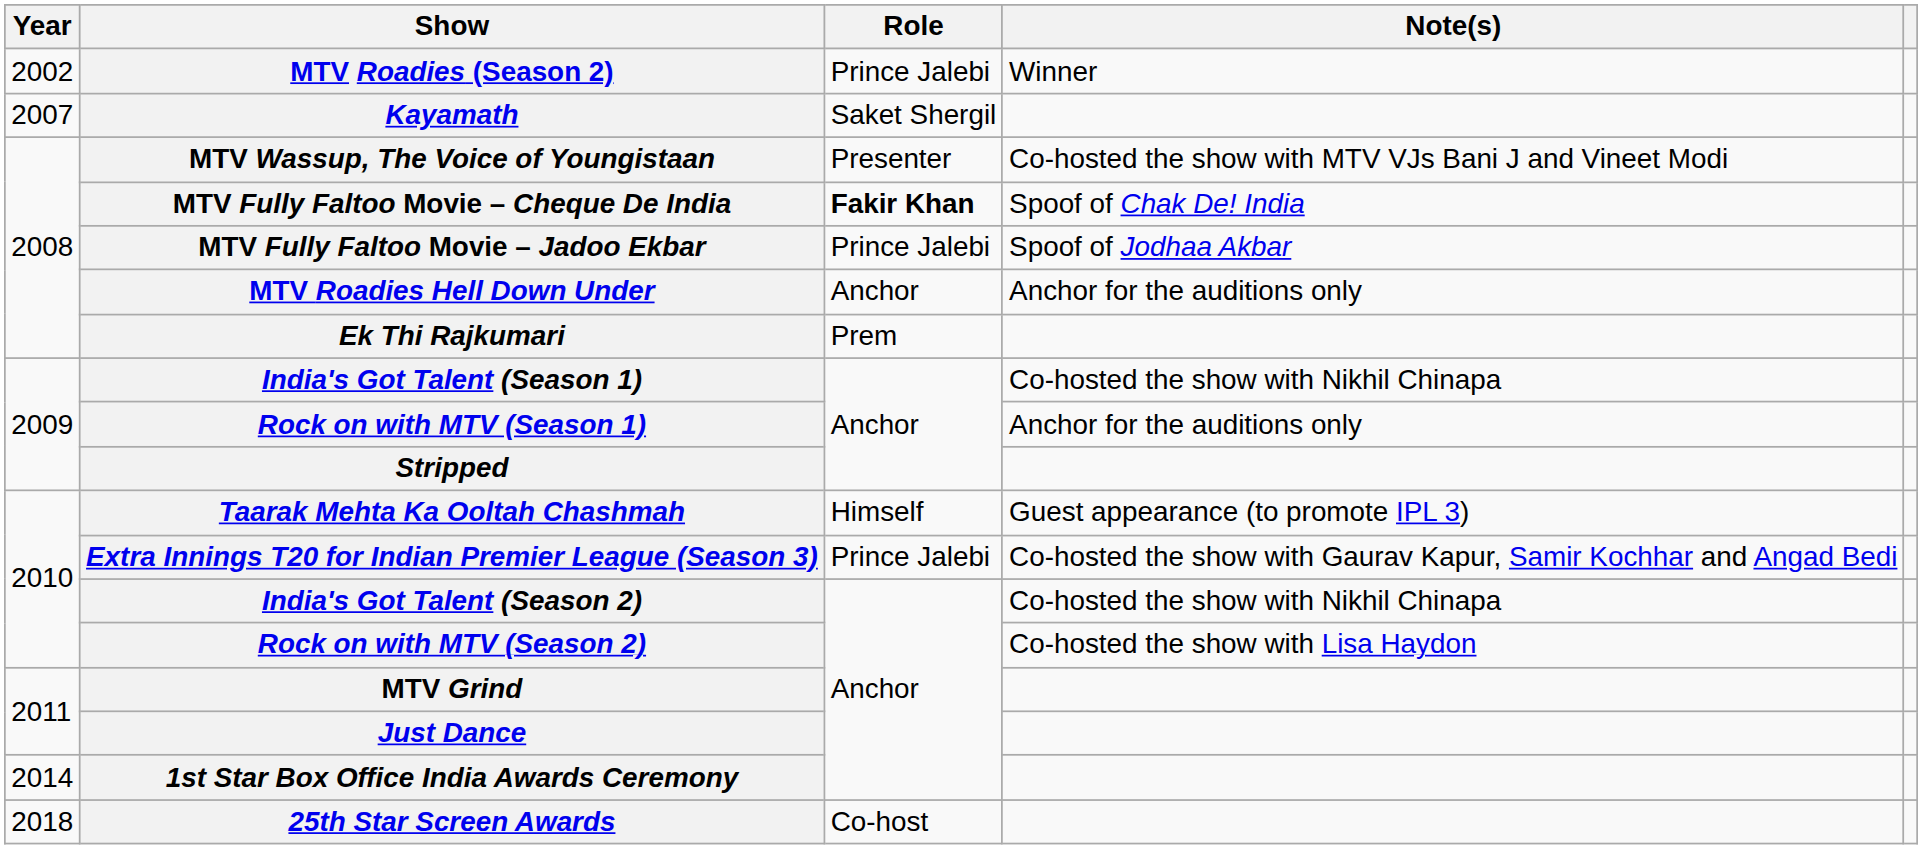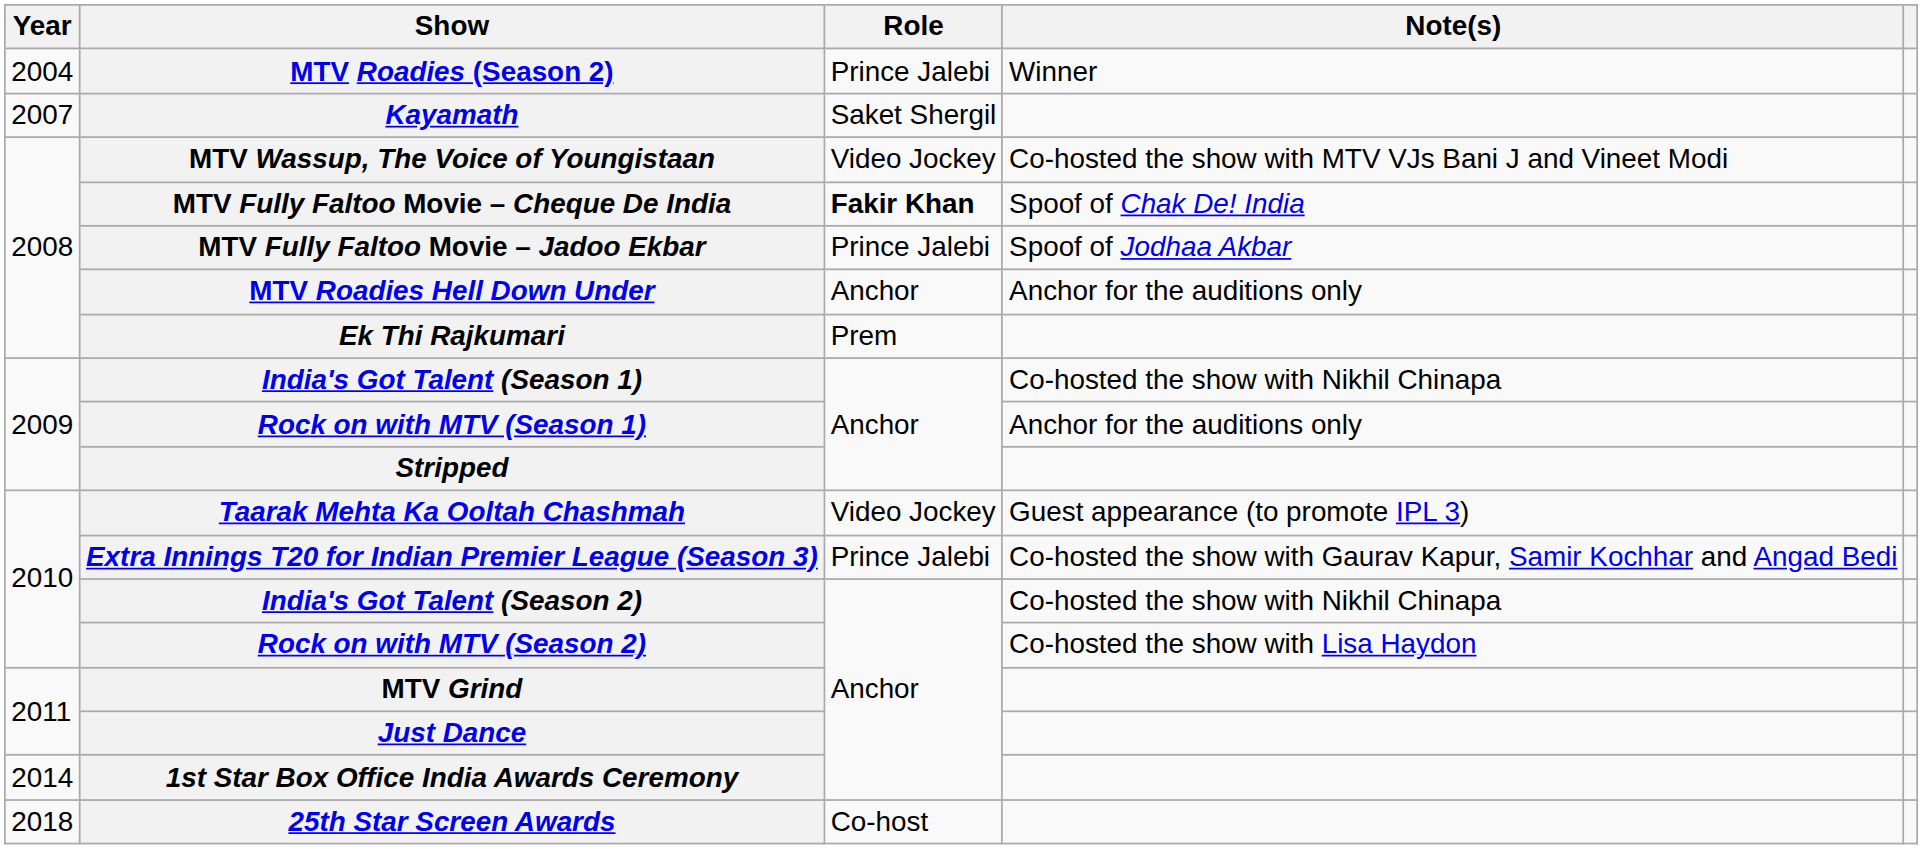(42, 70) 2002 -> (42, 70) 2004
(891, 159) Presenter -> (913, 159) Video Jockey
(877, 512) Himself -> (913, 512) Video Jockey
